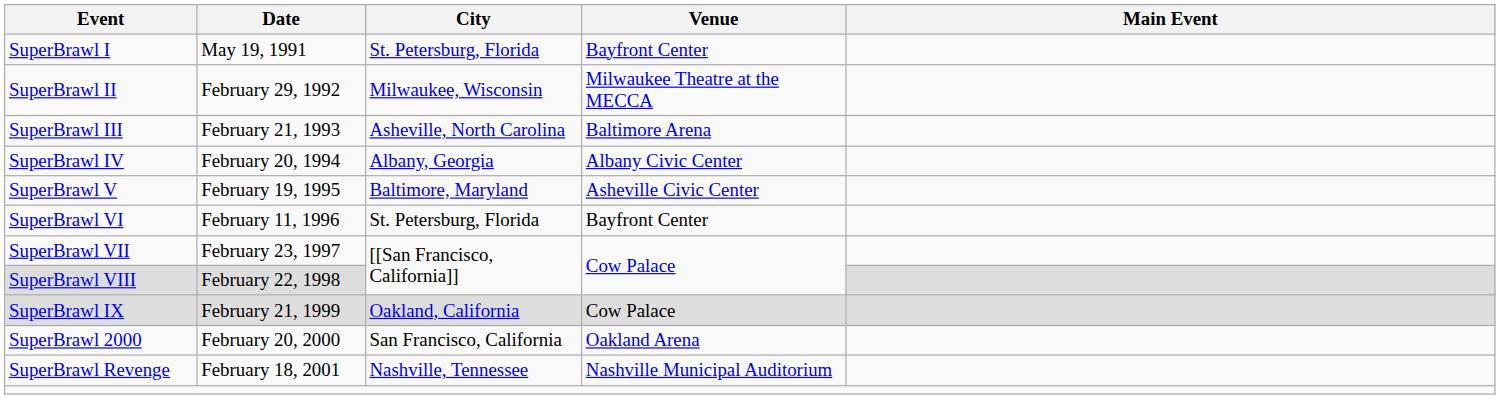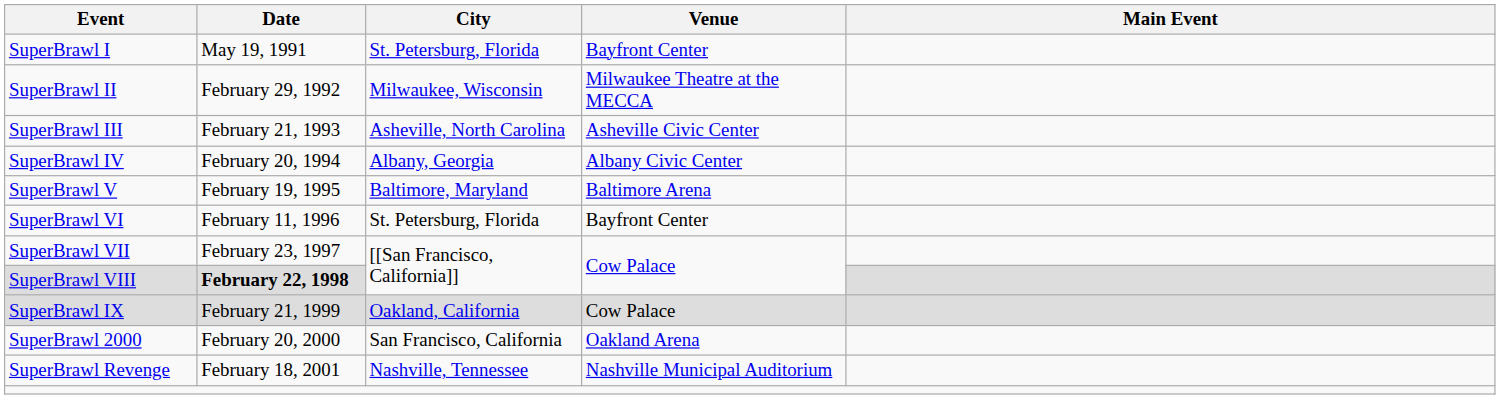(648, 130) Baltimore Arena -> (672, 130) Asheville Civic Center
(672, 190) Asheville Civic Center -> (648, 190) Baltimore Arena
(271, 280) normal -> (275, 280) bold
